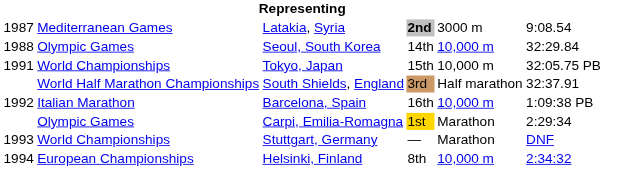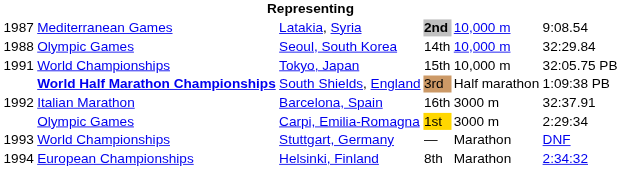(460, 27) 3000 m -> (482, 27) 10,000 m
(148, 84) normal -> (156, 84) bold
(553, 84) 32:37.91 -> (576, 84) 1:09:38 PB
(466, 102) 10,000 m -> (476, 102) 3000 m
(560, 102) 1:09:38 PB -> (569, 102) 32:37.91
(466, 121) Marathon -> (476, 121) 3000 m
(466, 158) 10,000 m -> (483, 158) Marathon
